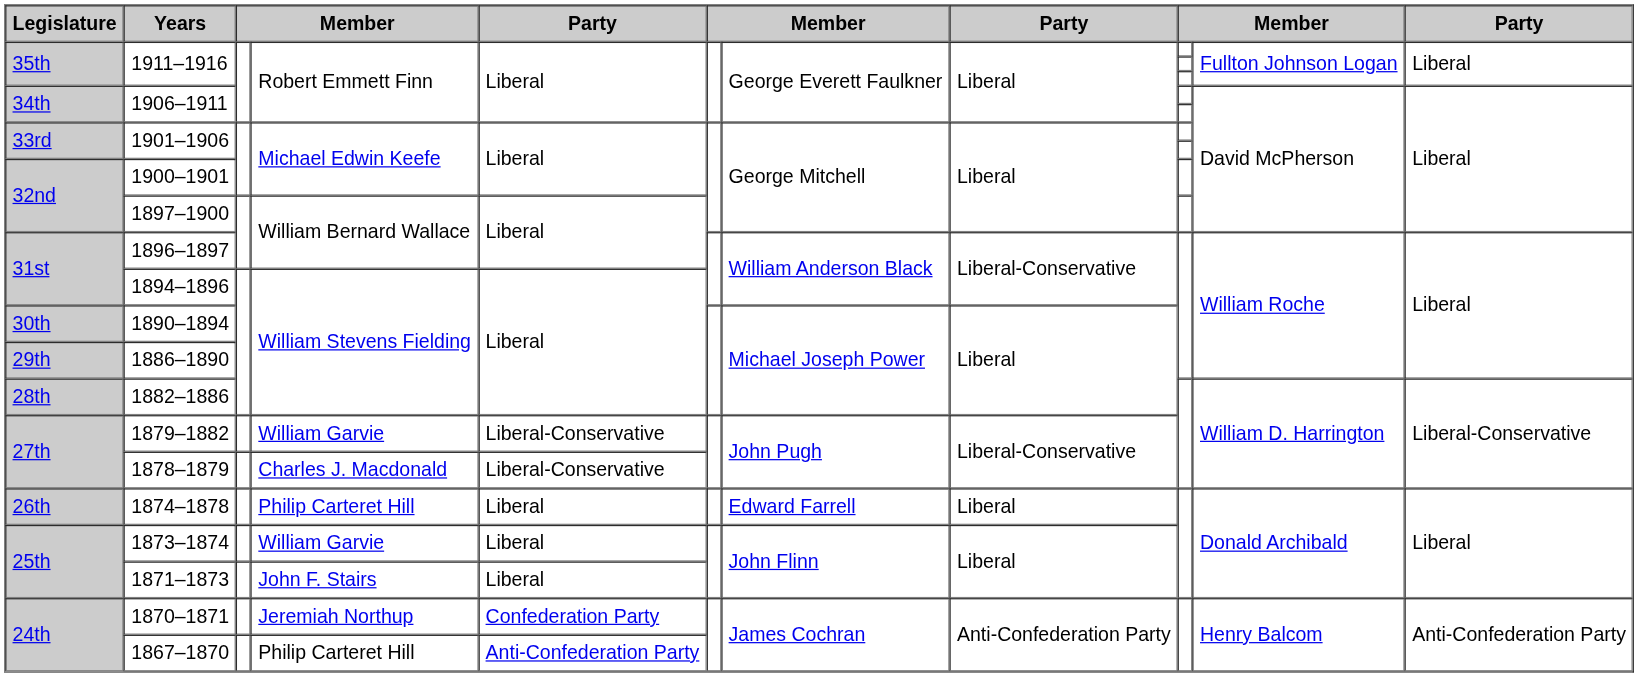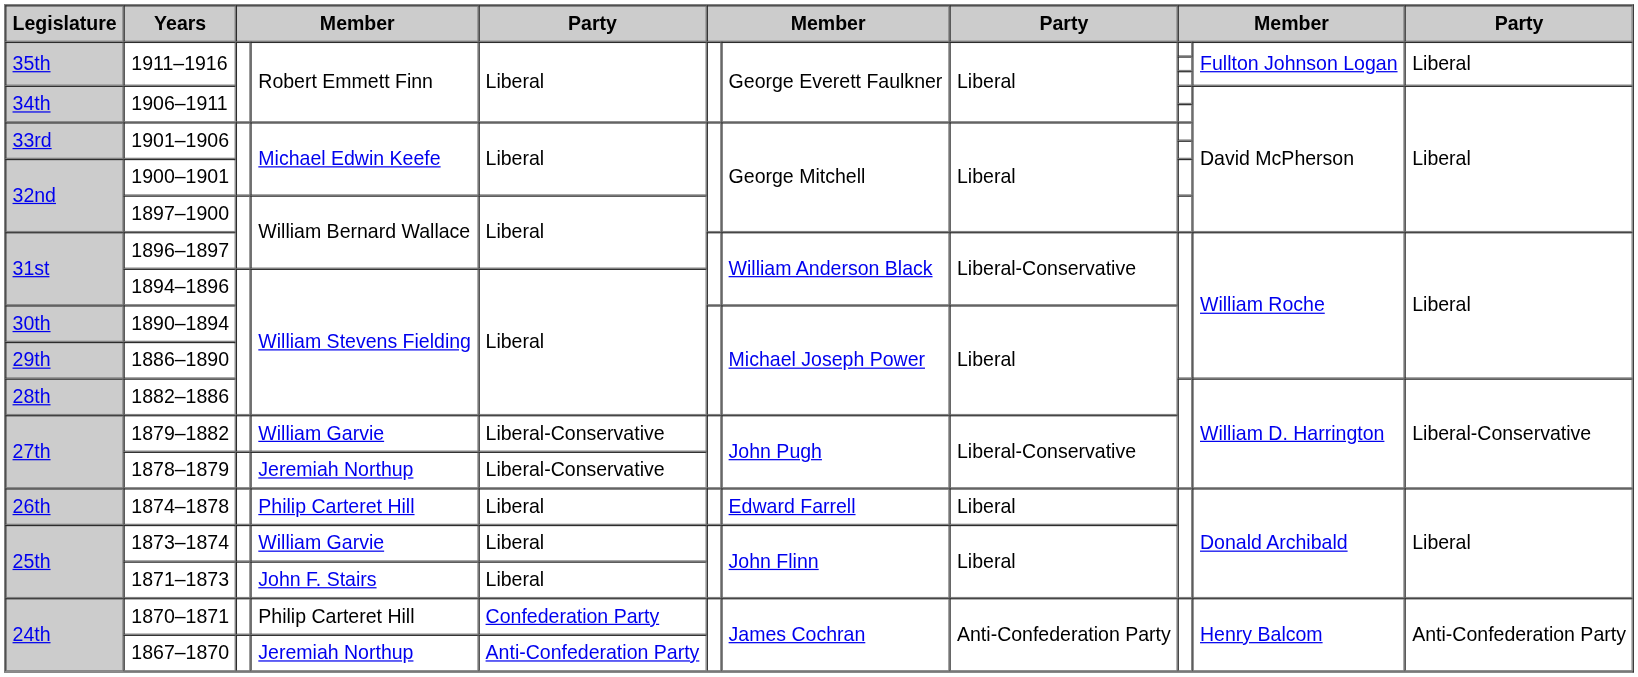(353, 469) Charles J. Macdonald -> (336, 469) Jeremiah Northup
(336, 616) Jeremiah Northup -> (336, 616) Philip Carteret Hill
(336, 652) Philip Carteret Hill -> (336, 652) Jeremiah Northup
